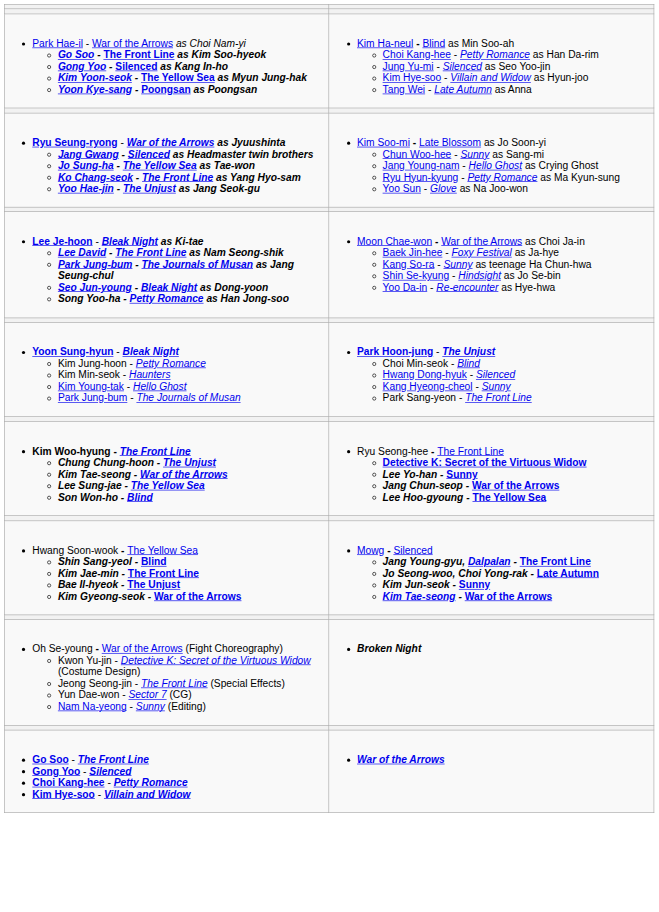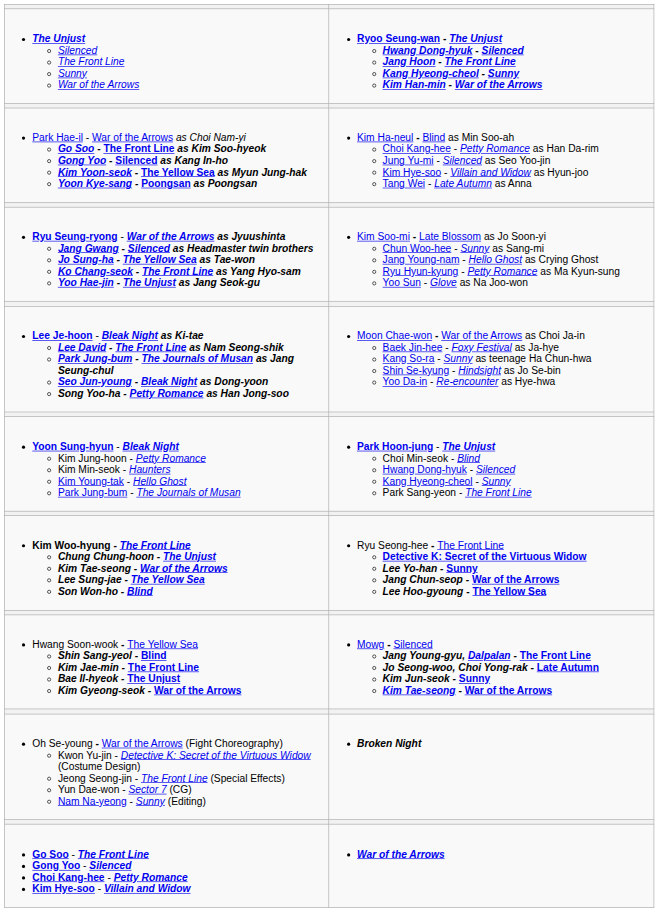+ row: (167, 62)
